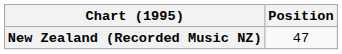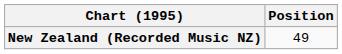(301, 38) 47 -> (301, 38) 49
